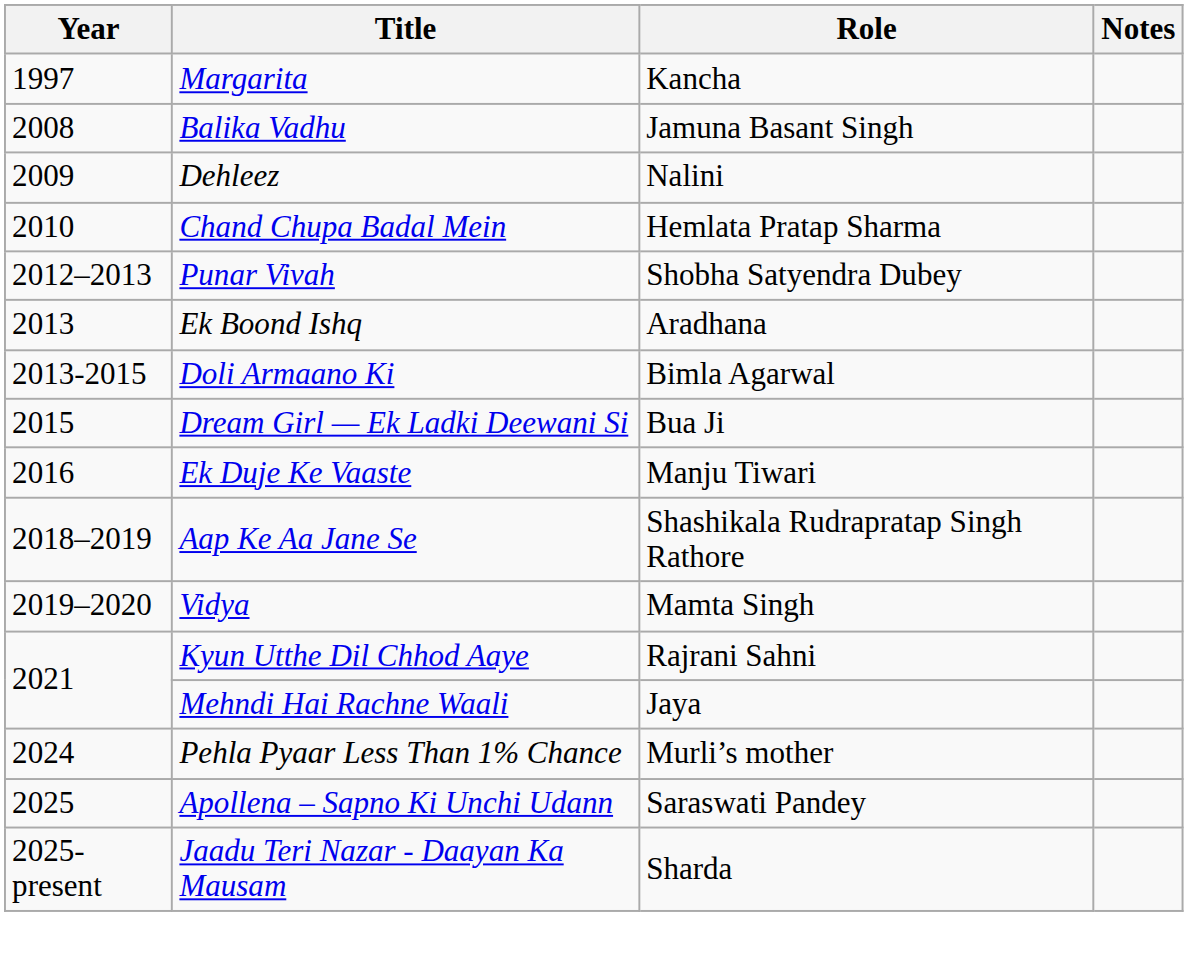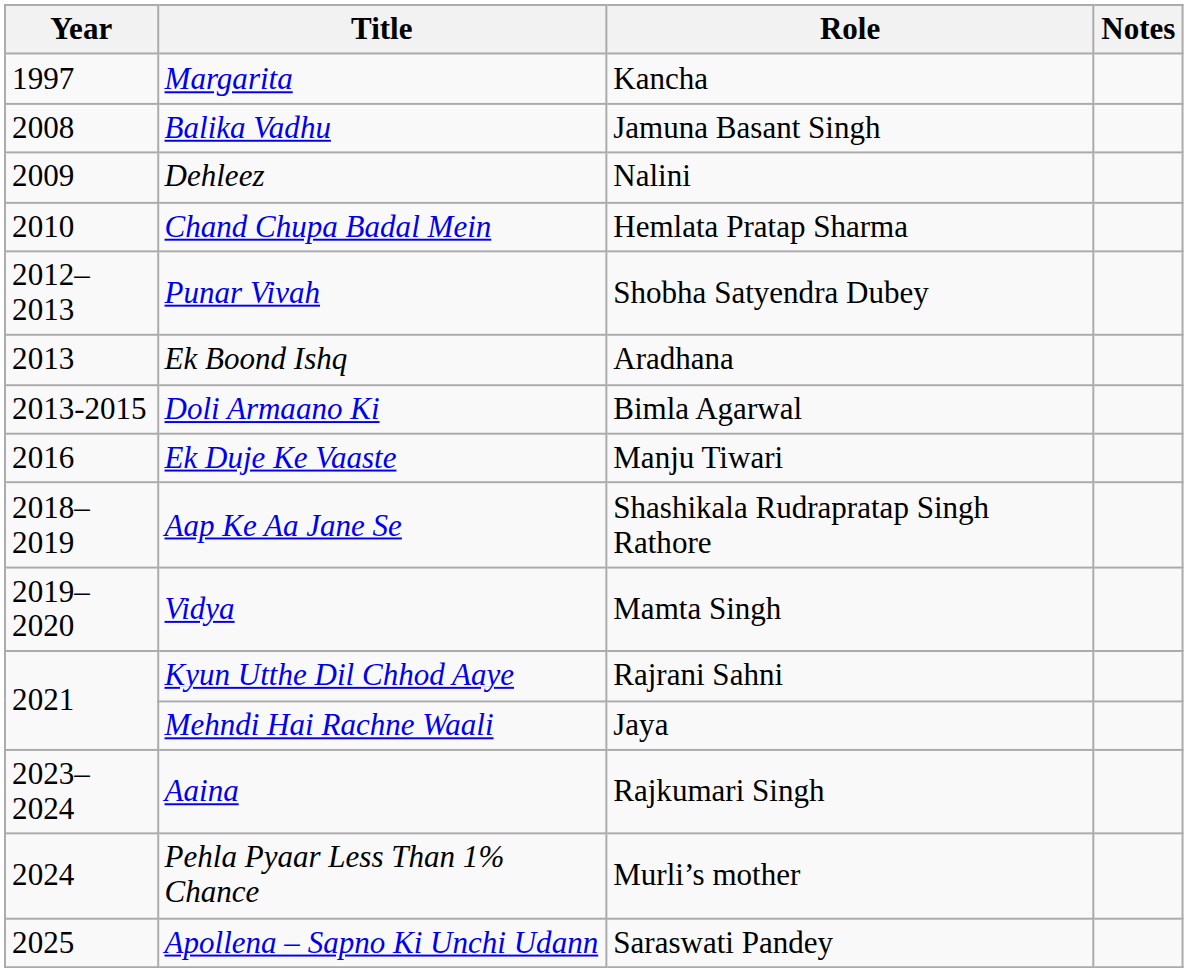- row: (404, 422)
+ row: (202, 791)
- row: (372, 869)
